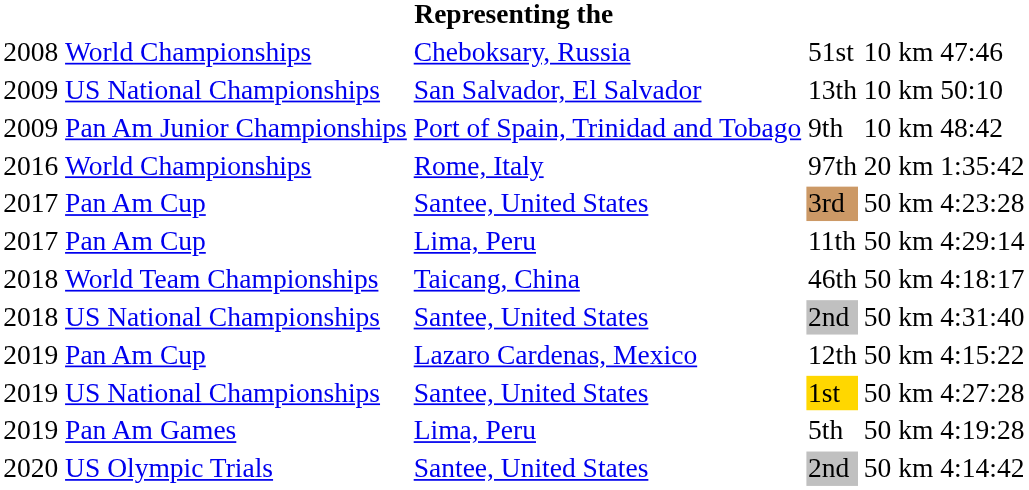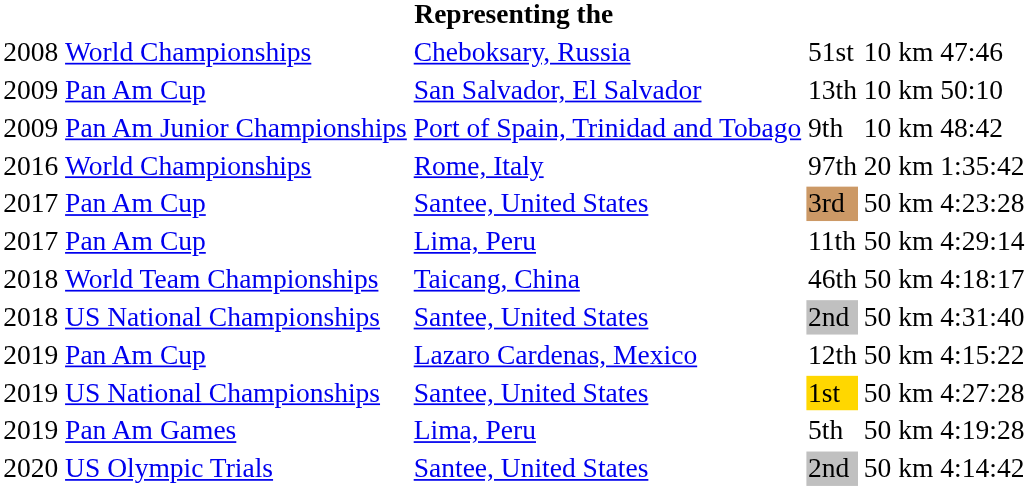(223, 89) US National Championships -> (135, 89) Pan Am Cup
